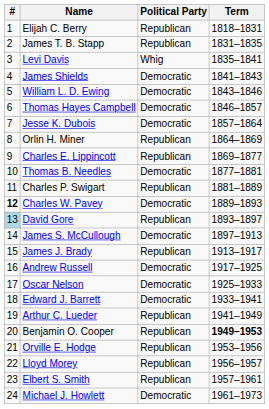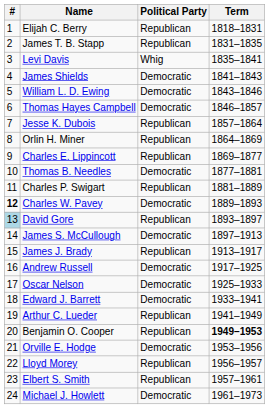(166, 124) Democratic -> (166, 124) Republican
(166, 348) Republican -> (166, 348) Democratic
